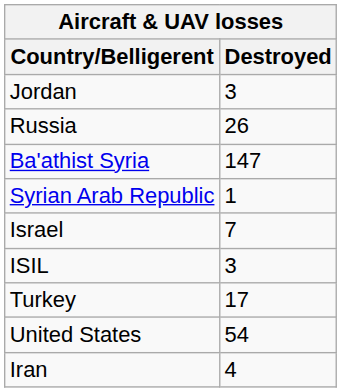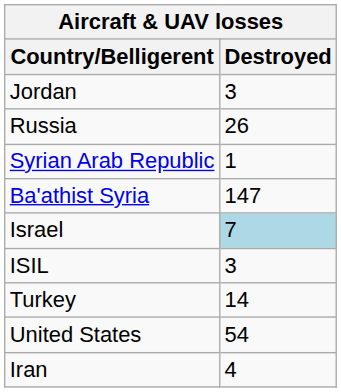rows swapped: (79, 160) <-> (112, 195)
(231, 230) no background -> (231, 230) lightblue background
(237, 299) 17 -> (237, 299) 14
